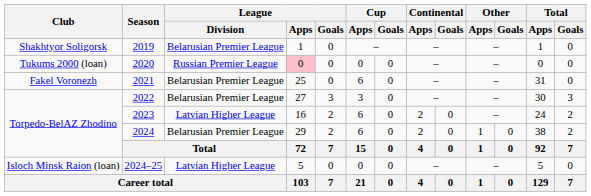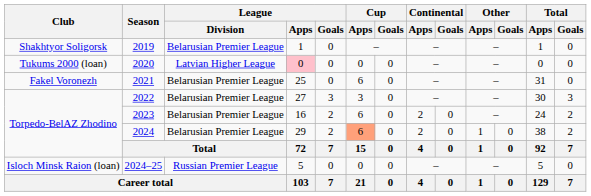(225, 64) Russian Premier League -> (225, 64) Latvian Higher League
(225, 115) Latvian Higher League -> (225, 115) Belarusian Premier League
(361, 132) no background -> (361, 132) lightsalmon background
(225, 166) Latvian Higher League -> (225, 166) Russian Premier League
